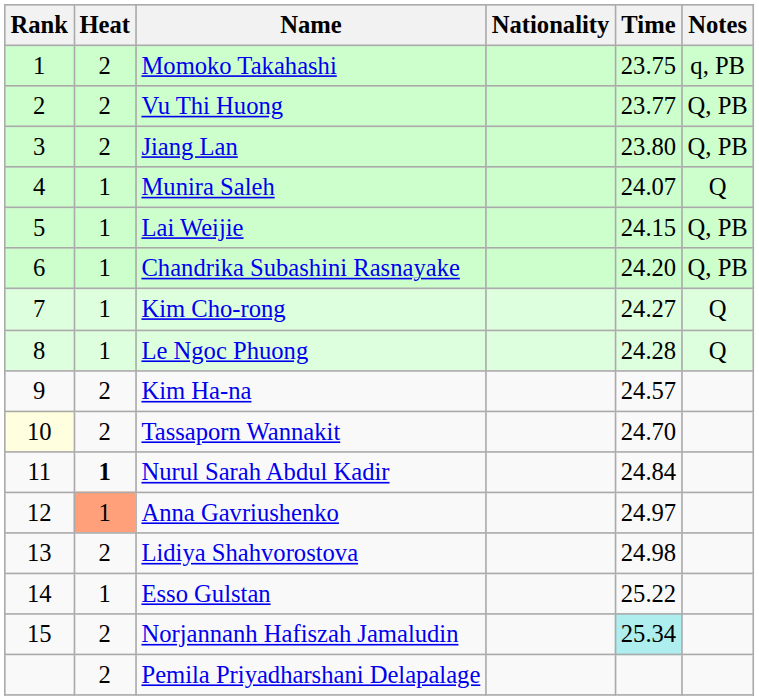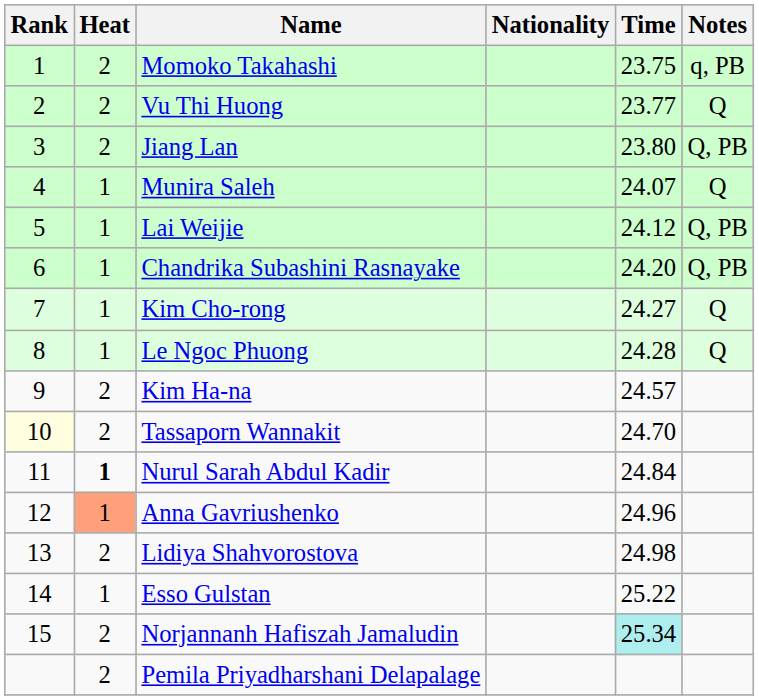(718, 106) Q, PB -> (718, 106) Q
(648, 227) 24.15 -> (648, 227) 24.12
(648, 512) 24.97 -> (648, 512) 24.96
